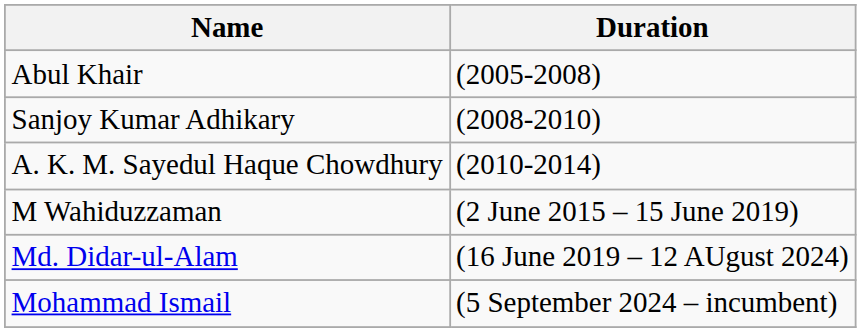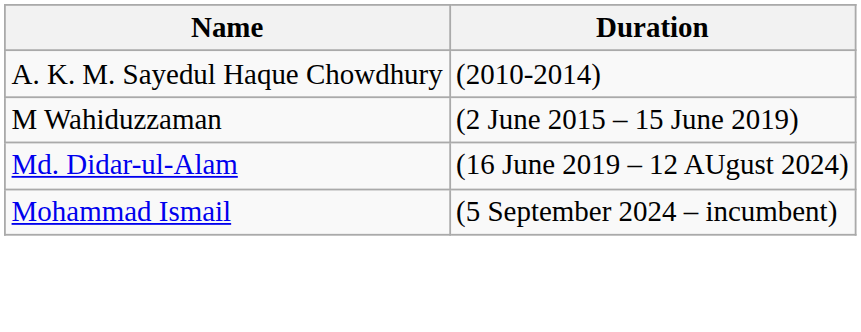- row: (77, 73)
- row: (153, 119)
